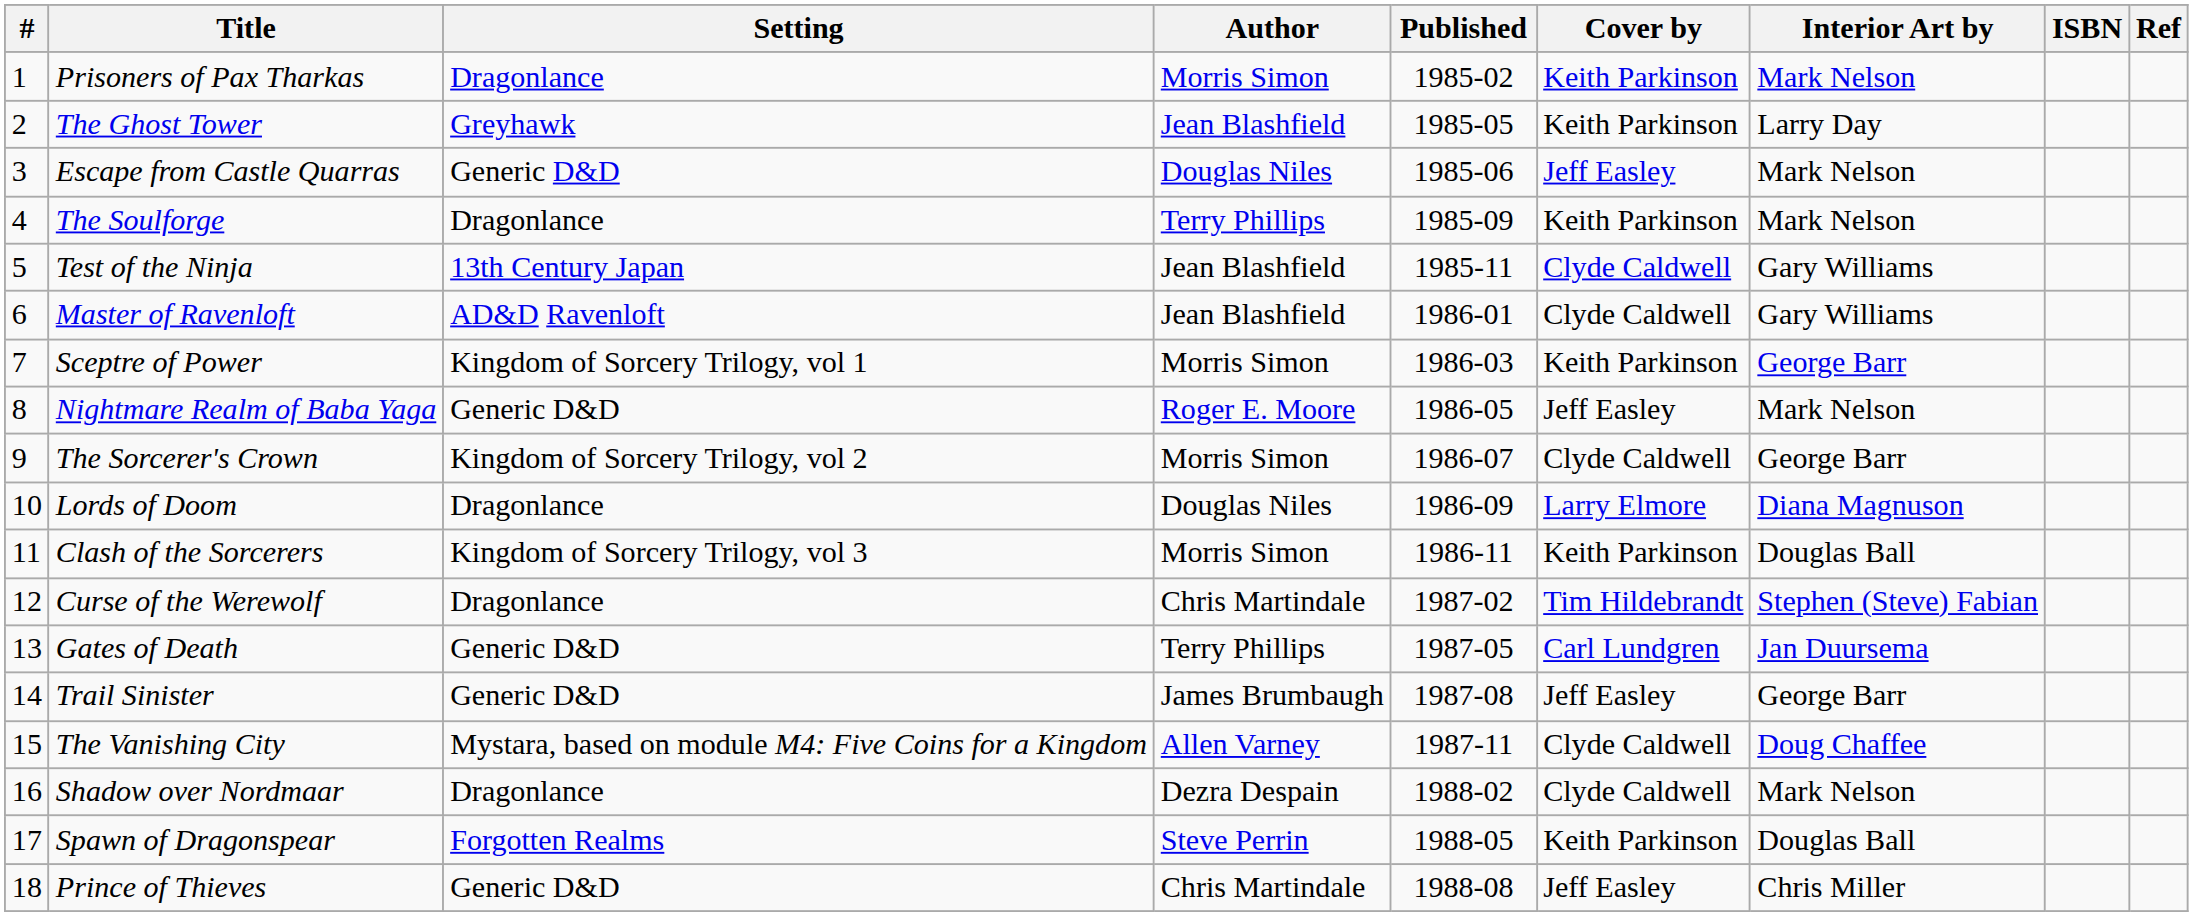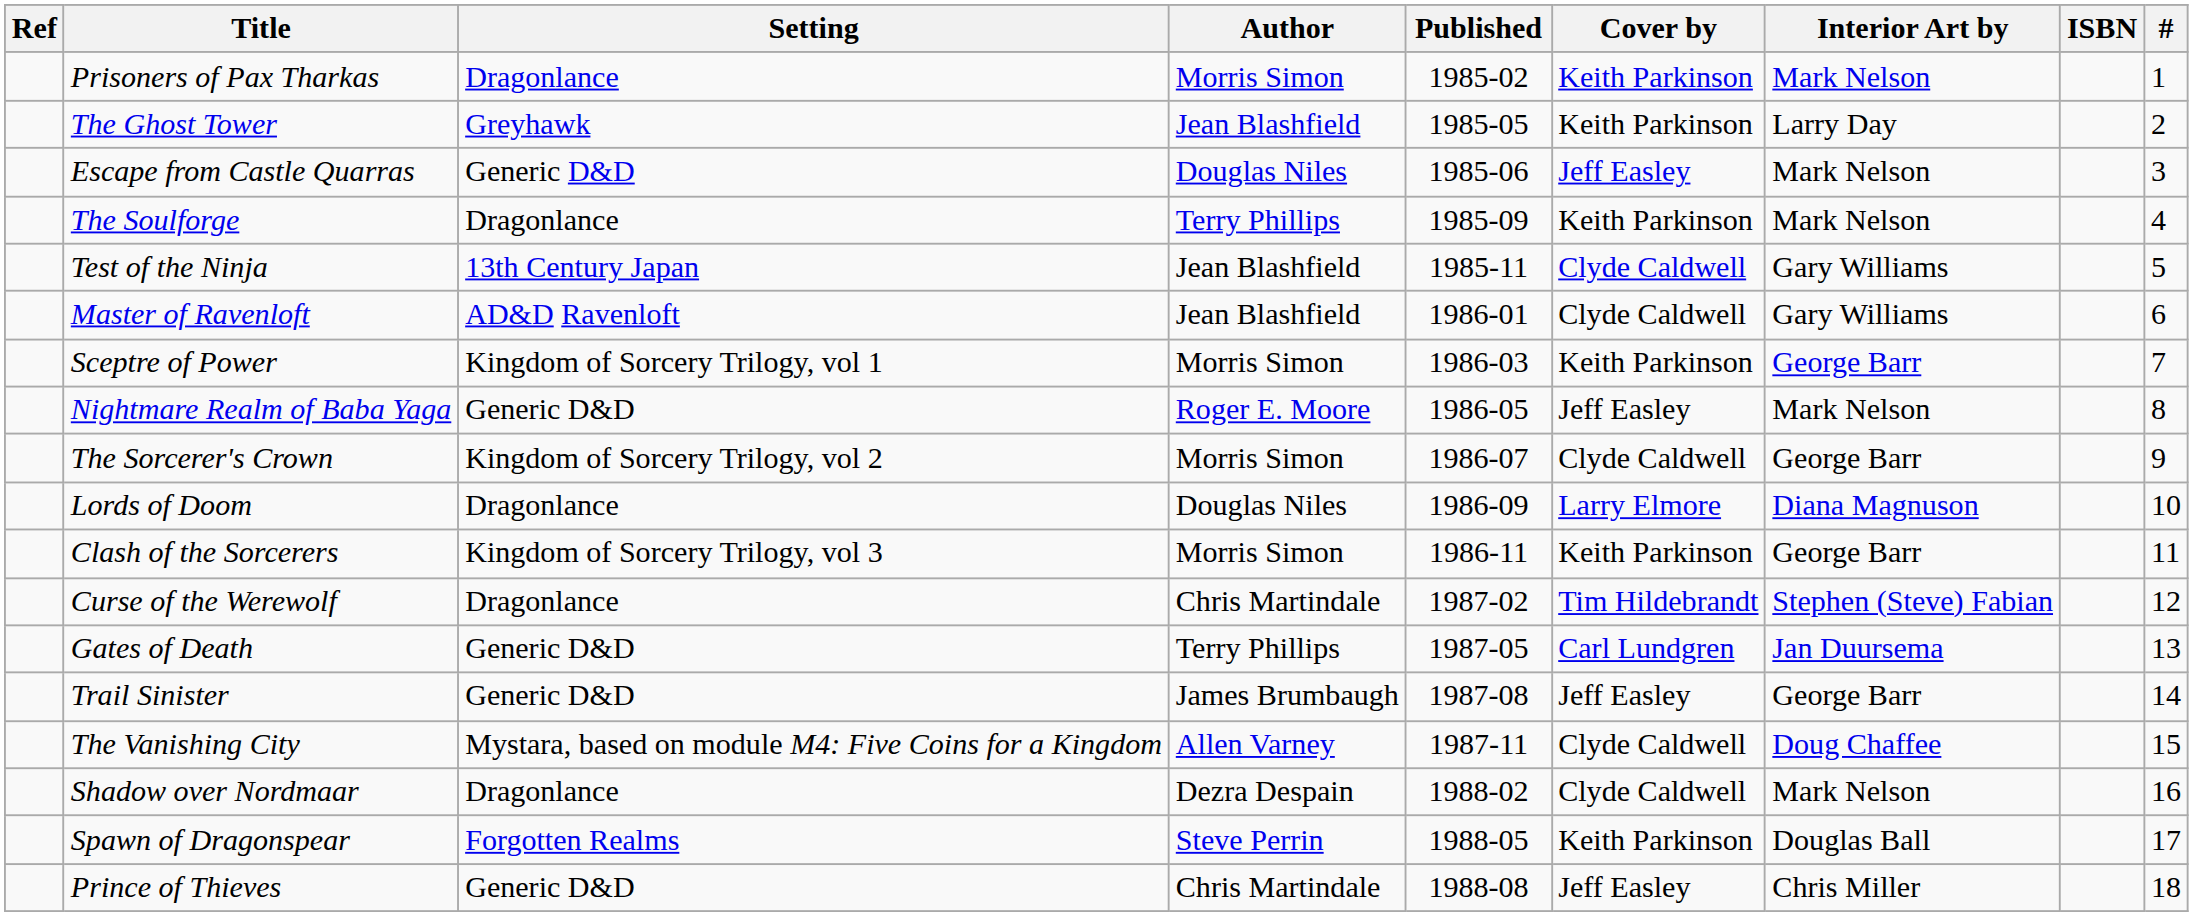columns swapped: (27, 28) <-> (2159, 28)
(1836, 553) Douglas Ball -> (1847, 553) George Barr
